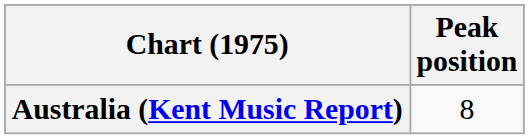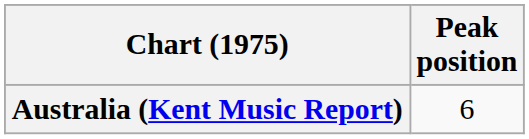(467, 108) 8 -> (467, 108) 6
